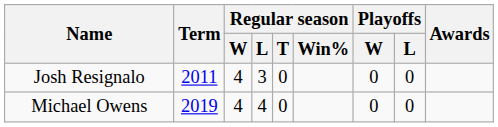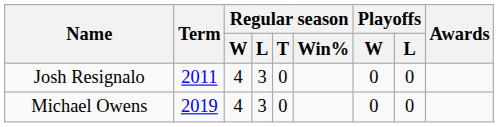(262, 106) 4 -> (262, 106) 3
